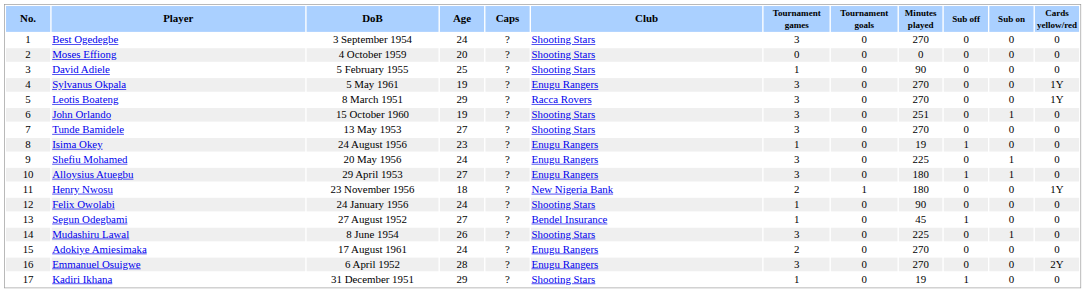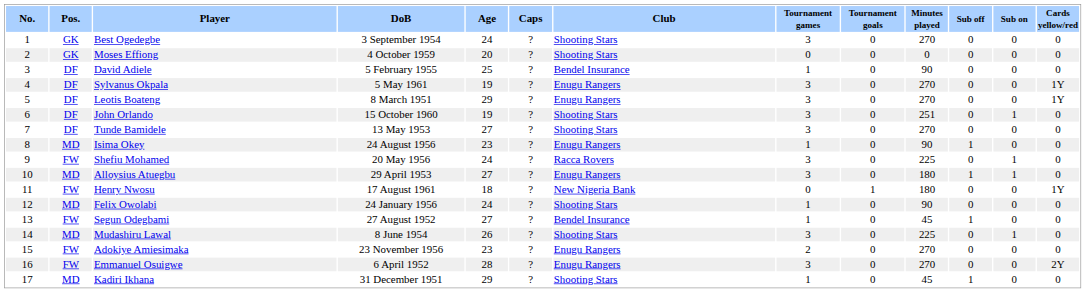+ column: (71, 19)
(563, 70) Shooting Stars -> (592, 70) Bendel Insurance
(562, 100) Racca Rovers -> (587, 100) Enugu Rangers
(921, 144) 19 -> (927, 144) 90
(565, 159) Enugu Rangers -> (584, 159) Racca Rovers
(372, 189) 23 November 1956 -> (401, 189) 17 August 1961
(797, 189) 2 -> (808, 189) 0
(372, 249) 17 August 1961 -> (401, 249) 23 November 1956
(462, 249) 24 -> (487, 249) 23
(921, 279) 19 -> (927, 279) 45
